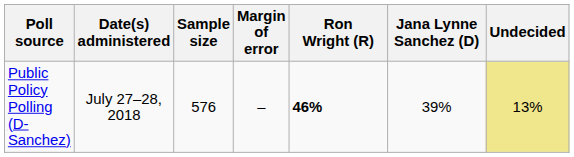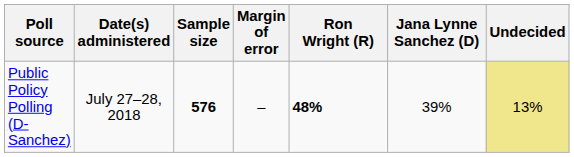(204, 106) normal -> (204, 106) bold
(307, 106) 46% -> (307, 106) 48%
